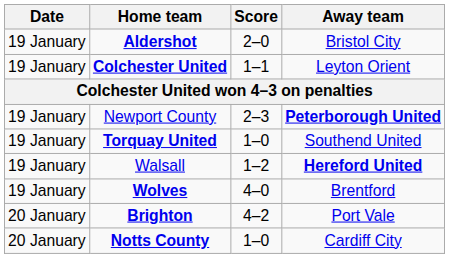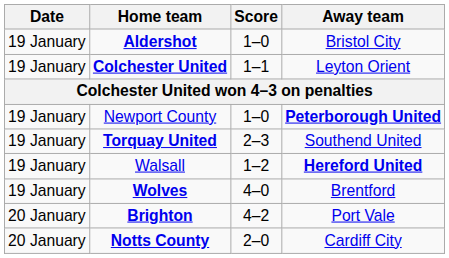(256, 41) 2–0 -> (256, 41) 1–0
(256, 116) 2–3 -> (256, 116) 1–0
(256, 141) 1–0 -> (256, 141) 2–3
(256, 240) 1–0 -> (256, 240) 2–0
